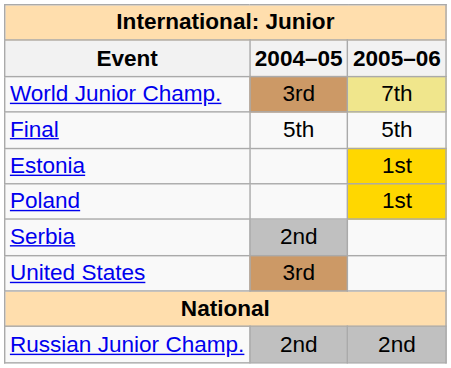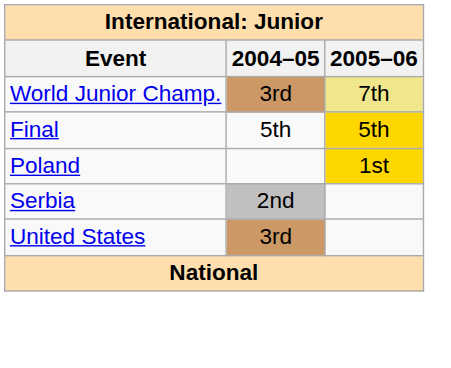(397, 129) no background -> (374, 129) gold background
- row: (48, 165)
- row: (127, 344)
